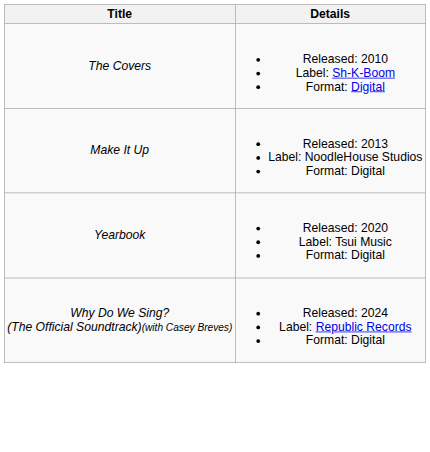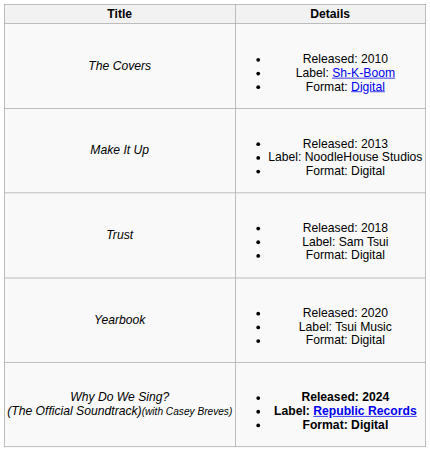+ row: (120, 235)
(330, 327) normal -> (330, 411) bold
